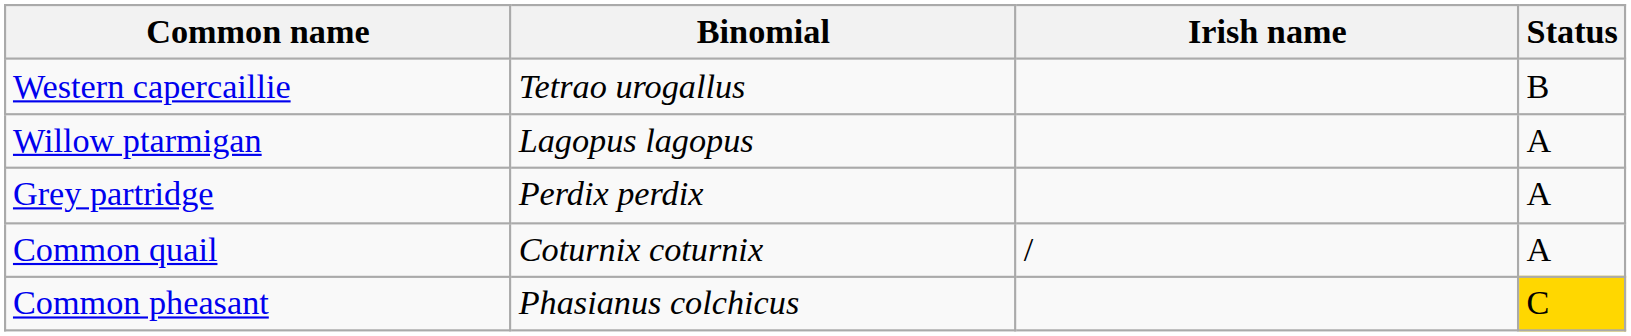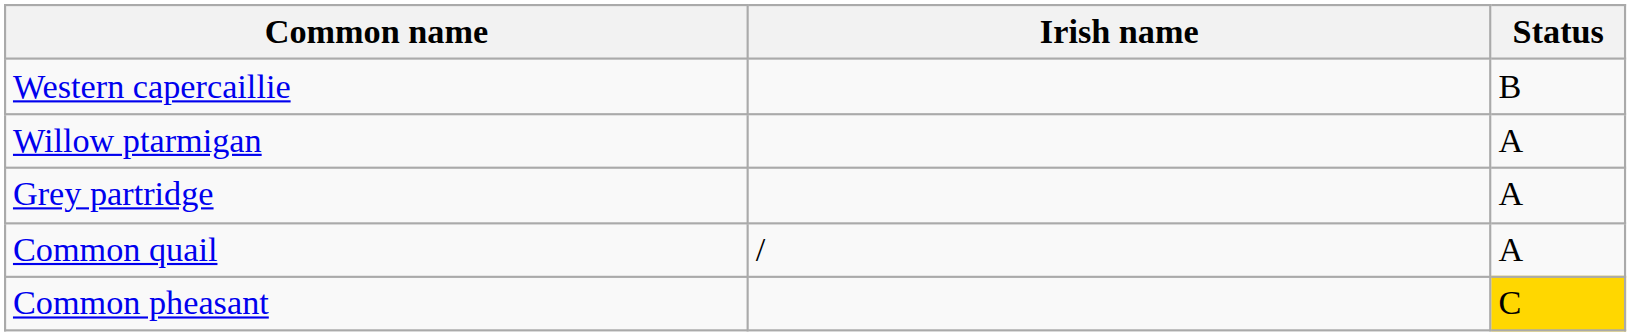- column: (763, 31)
